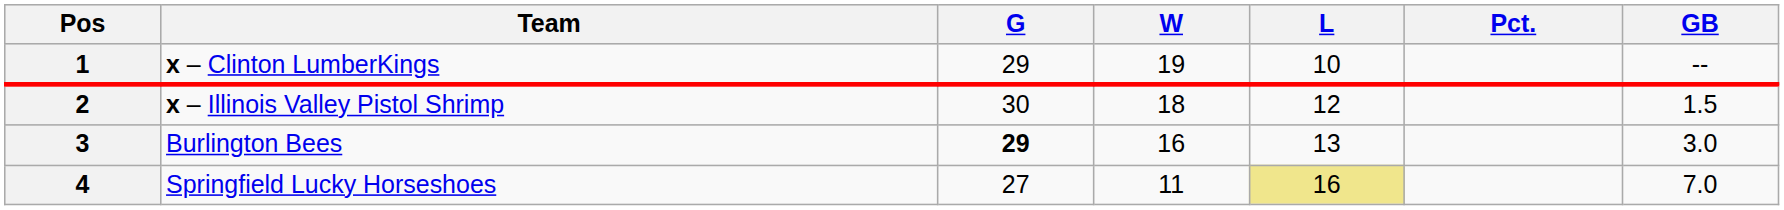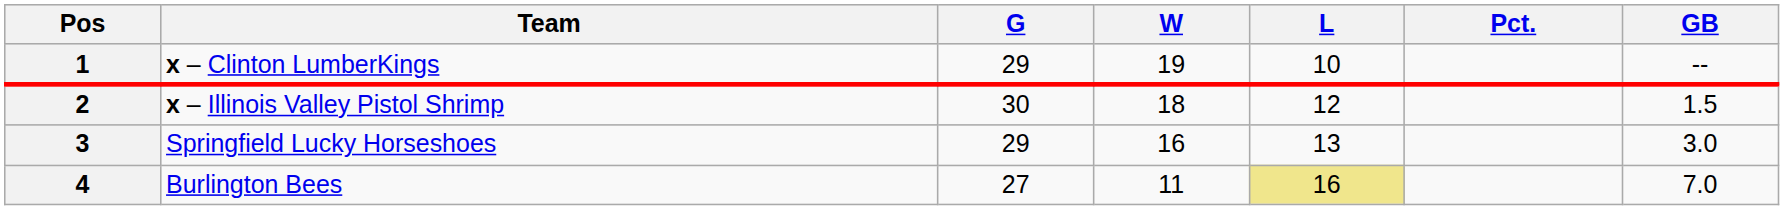(254, 144) Burlington Bees -> (331, 144) Springfield Lucky Horseshoes
(1016, 144) bold -> (1016, 144) normal
(331, 184) Springfield Lucky Horseshoes -> (254, 184) Burlington Bees
